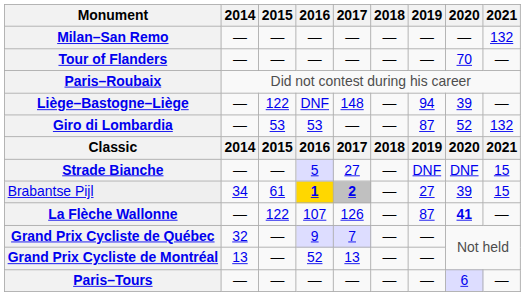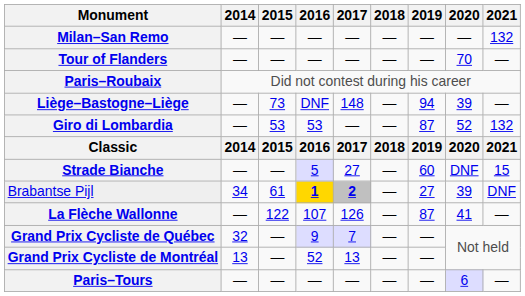(277, 103) 122 -> (277, 103) 73
(427, 170) DNF -> (427, 170) 60
(502, 192) 15 -> (502, 192) DNF
(464, 214) bold -> (464, 214) normal
